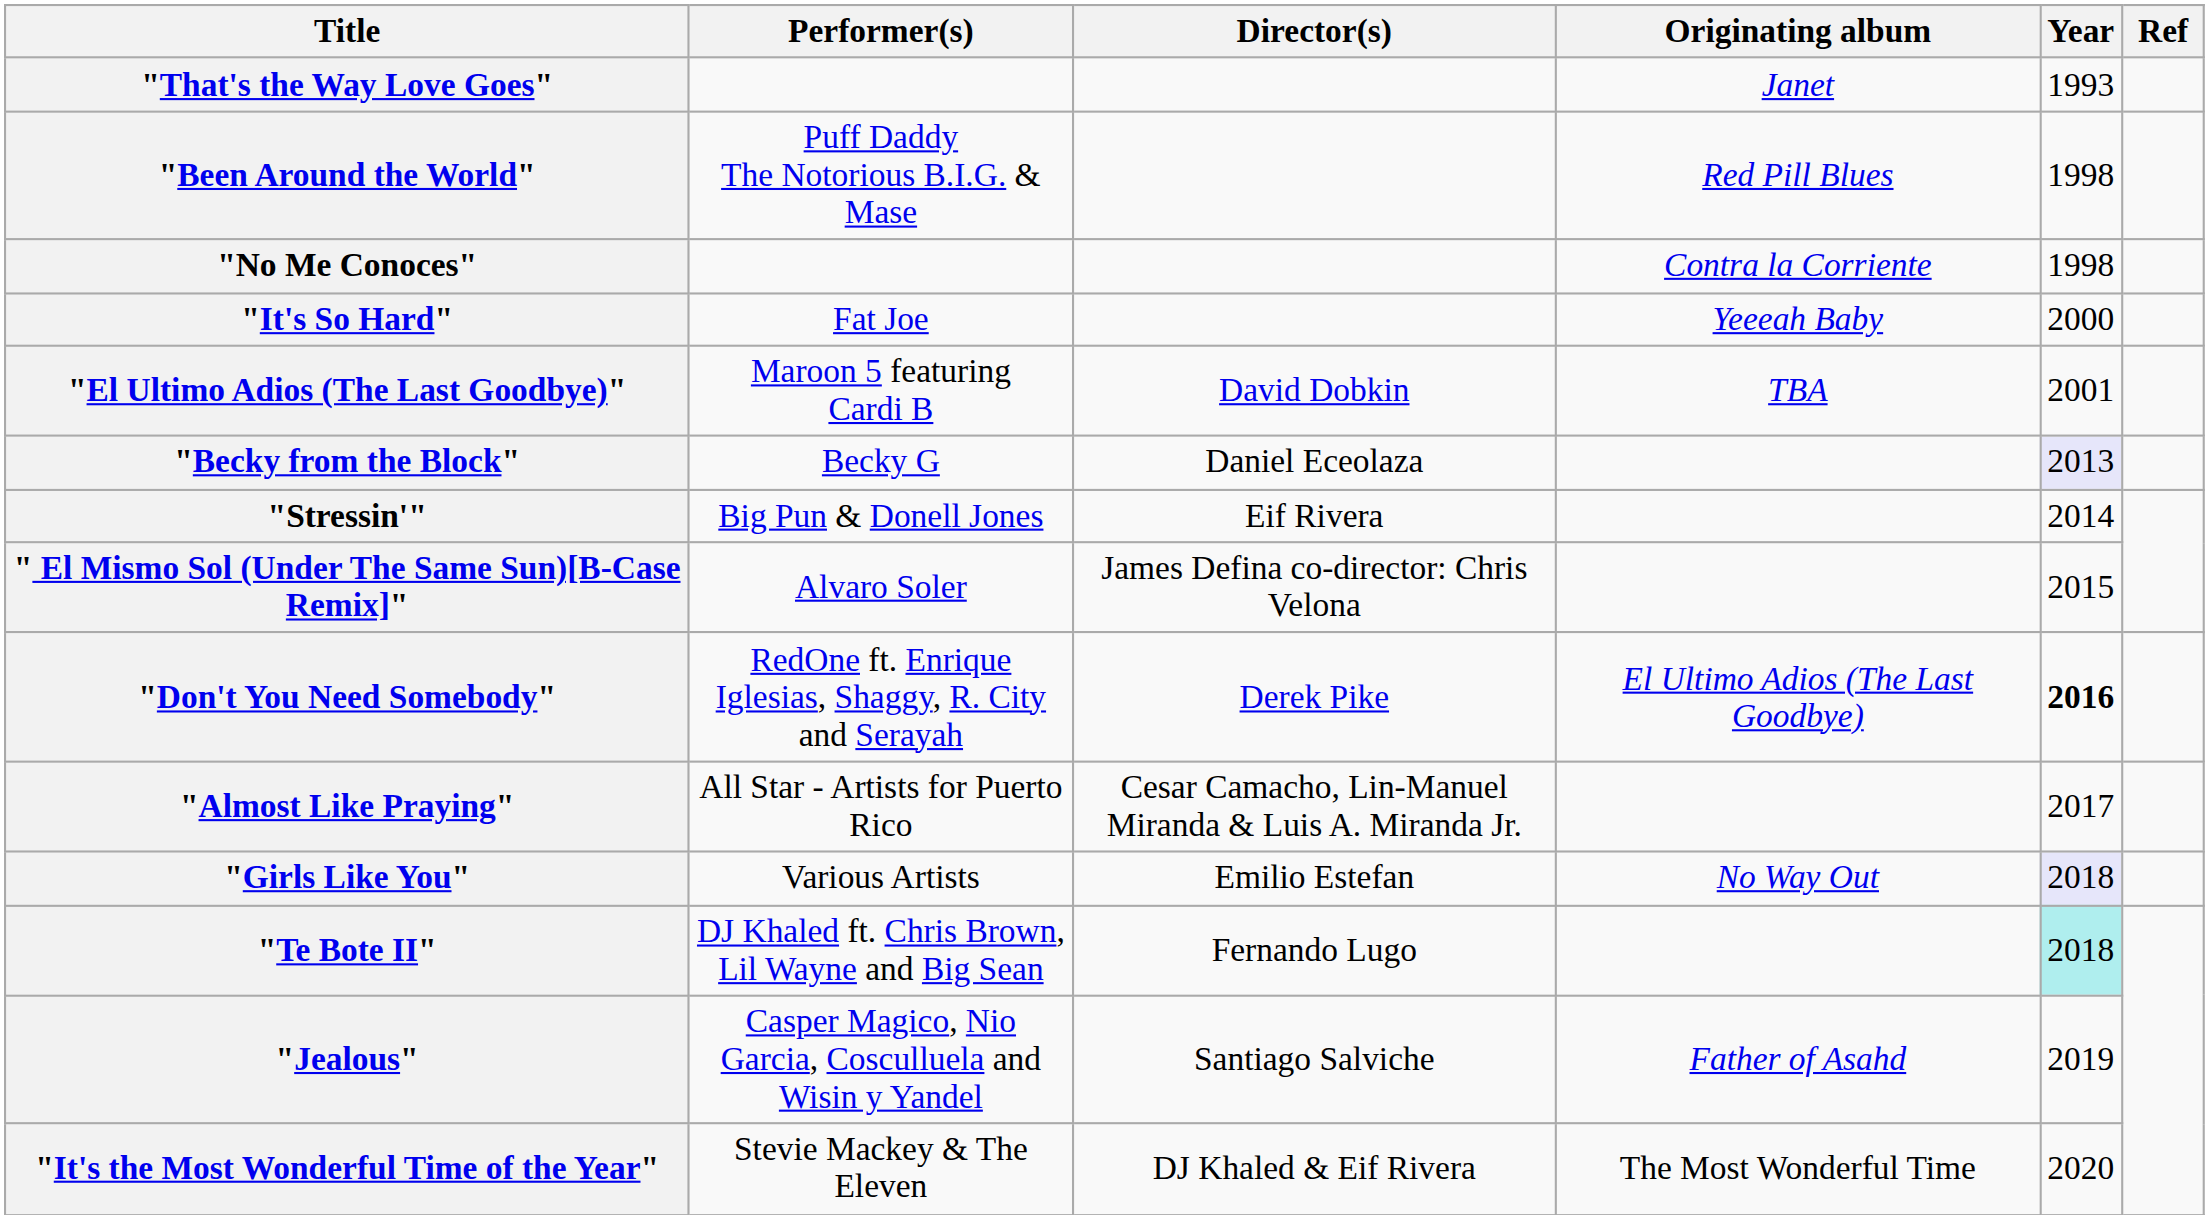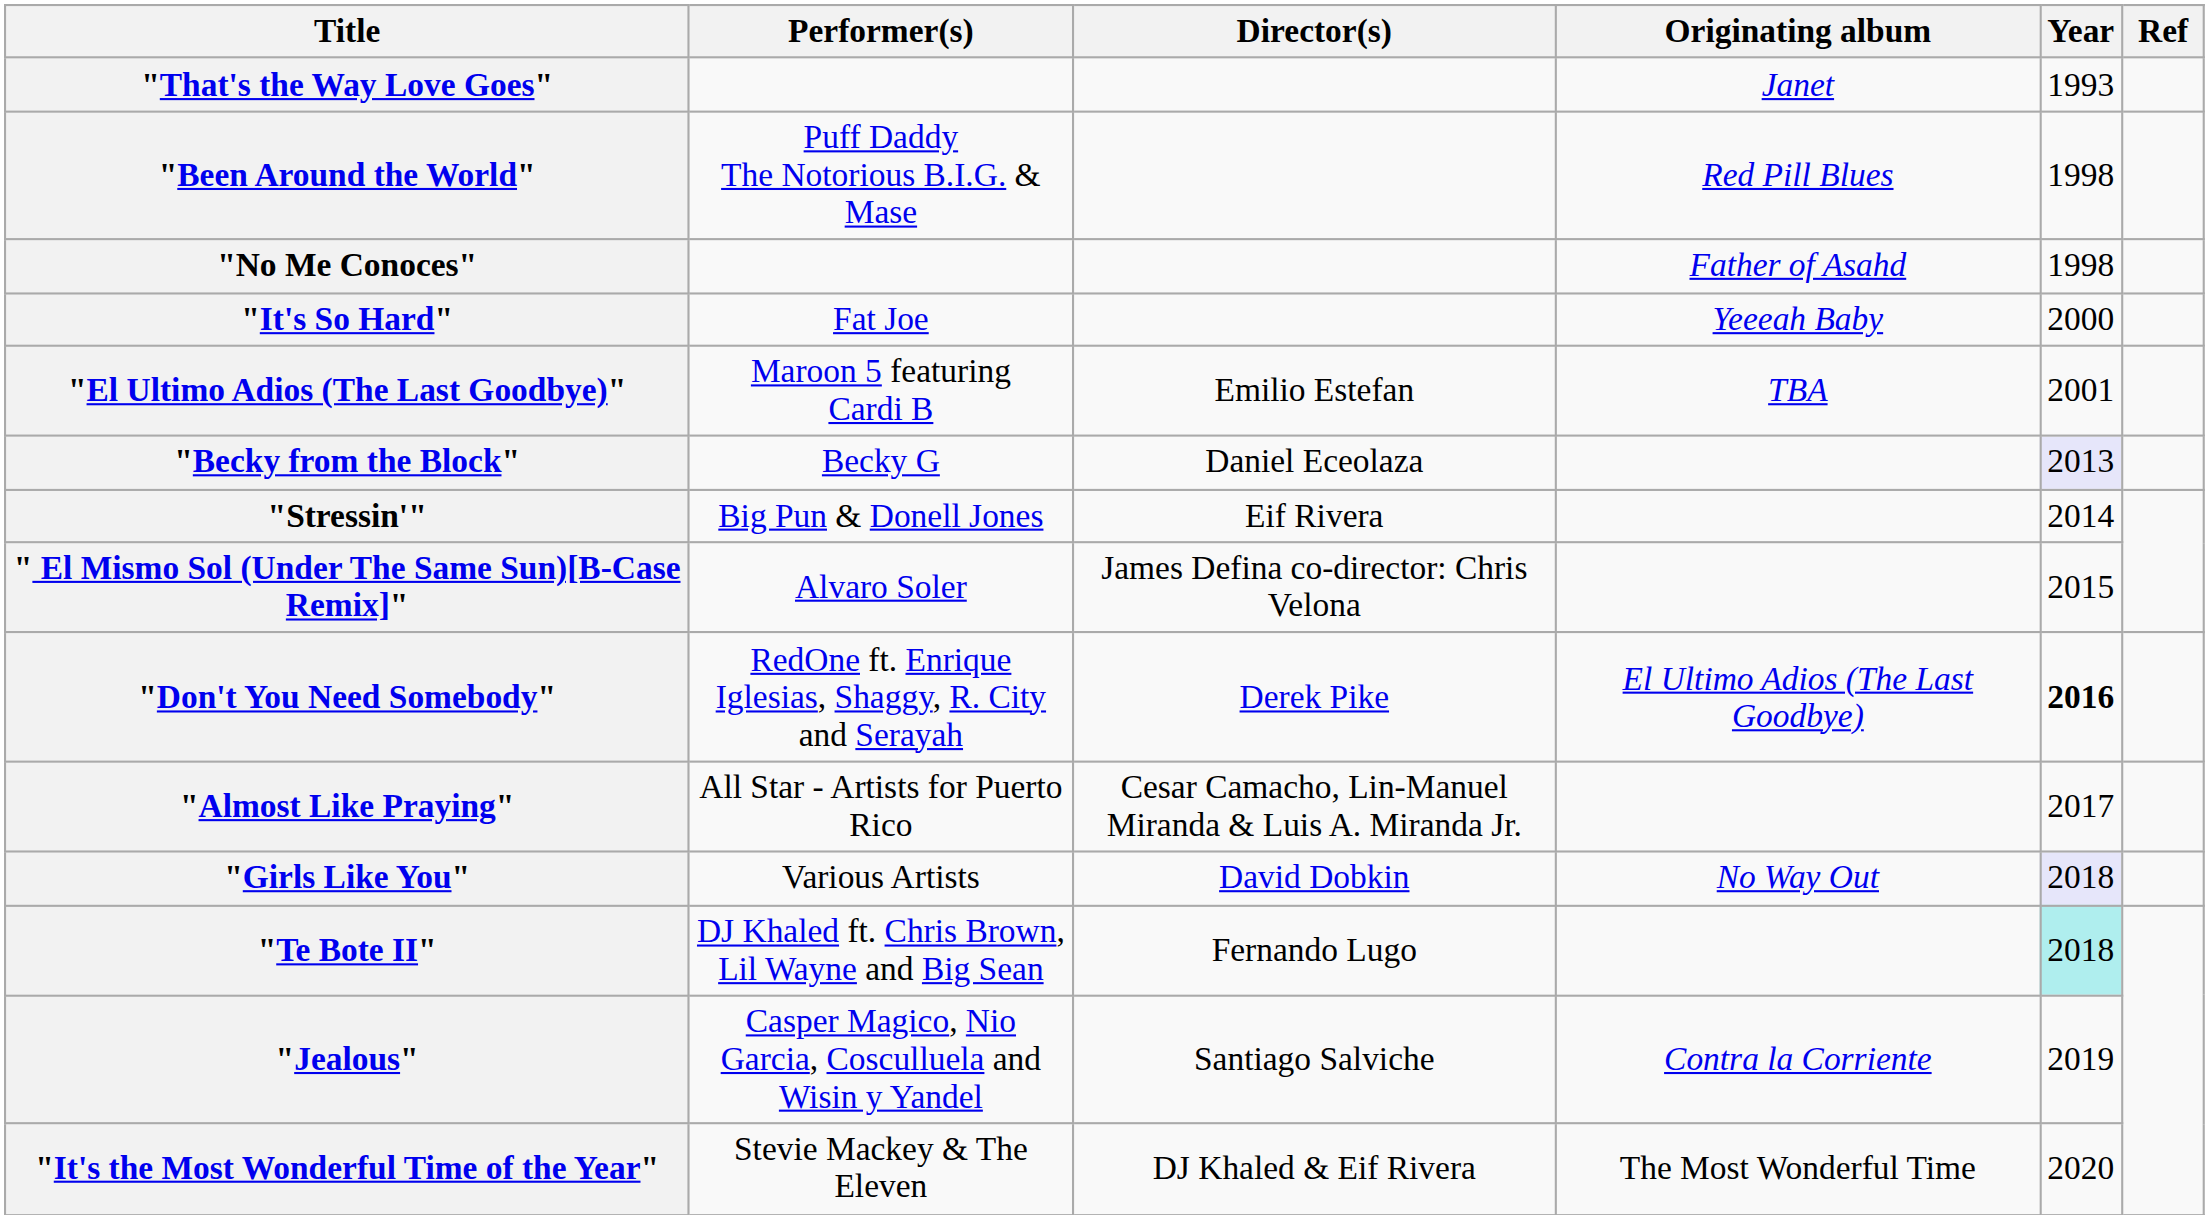(1798, 265) Contra la Corriente -> (1798, 265) Father of Asahd
(1314, 390) David Dobkin -> (1314, 390) Emilio Estefan
(1314, 877) Emilio Estefan -> (1314, 877) David Dobkin
(1798, 1059) Father of Asahd -> (1798, 1059) Contra la Corriente
